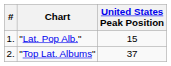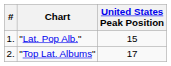(132, 54) 37 -> (132, 54) 17
